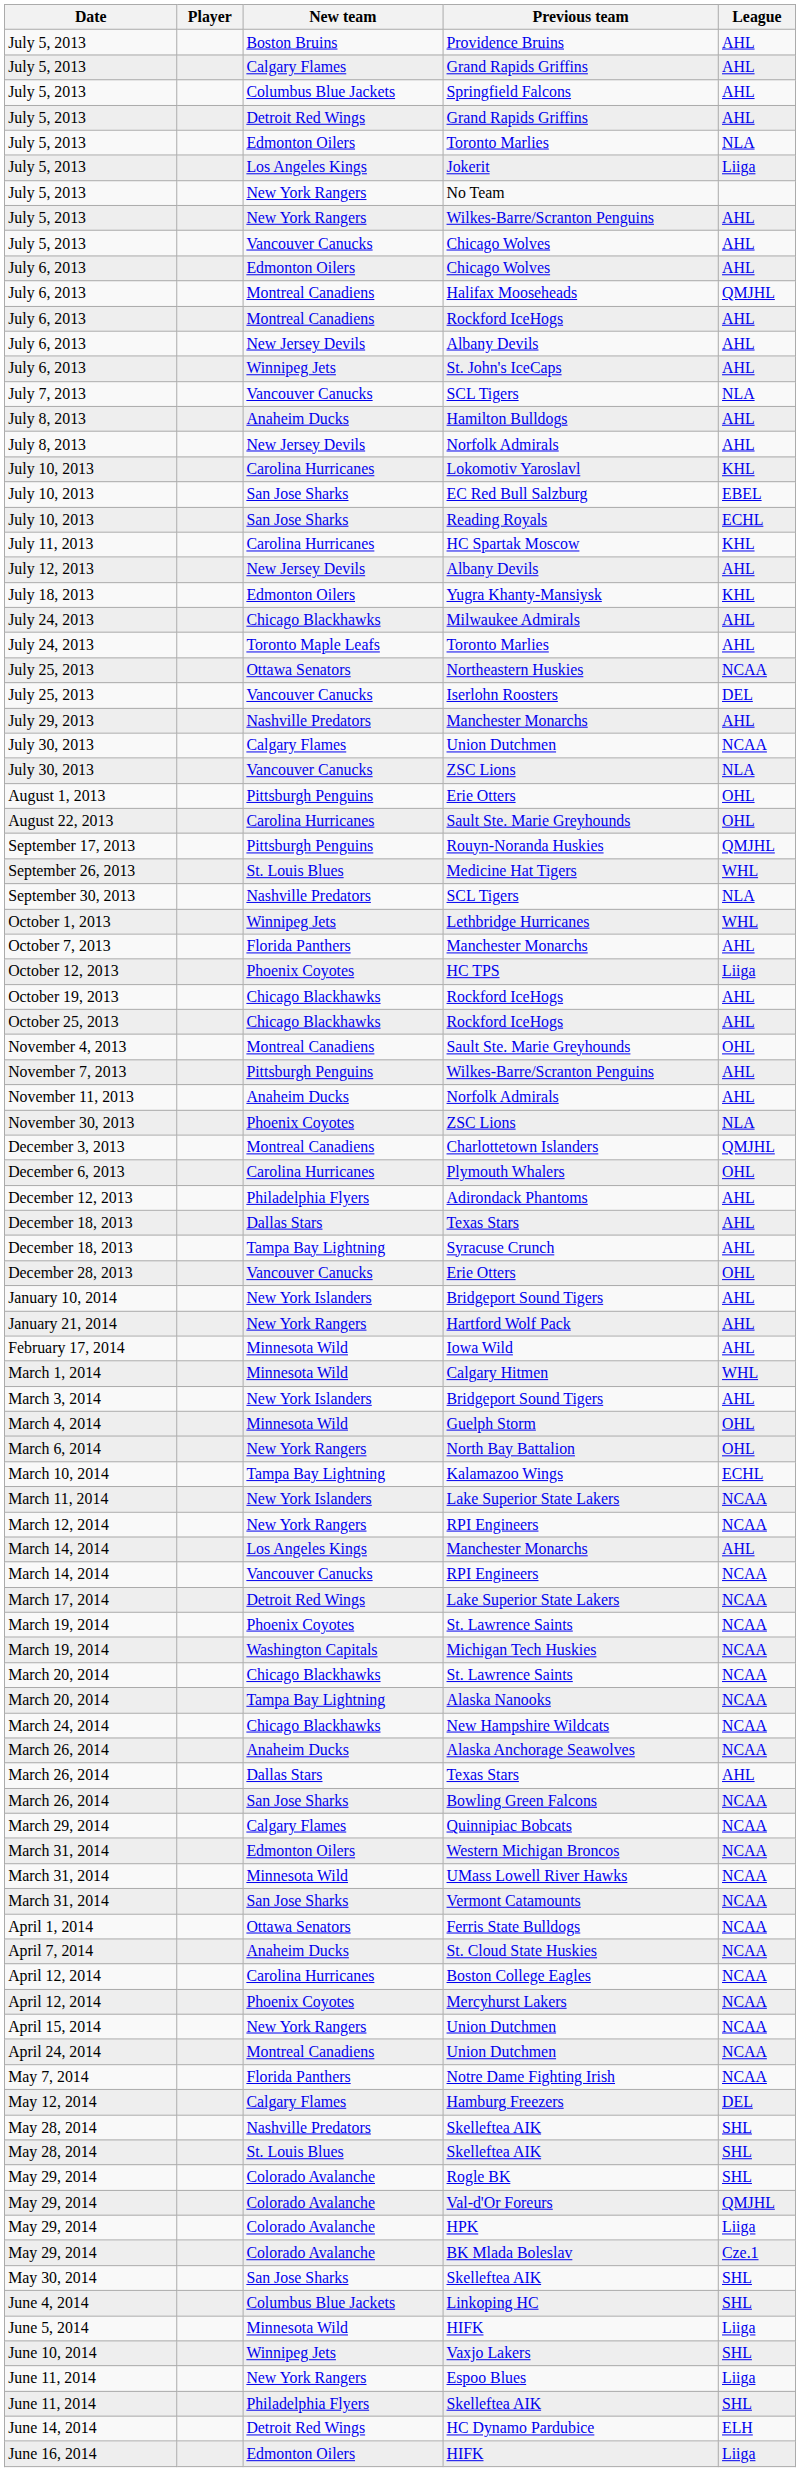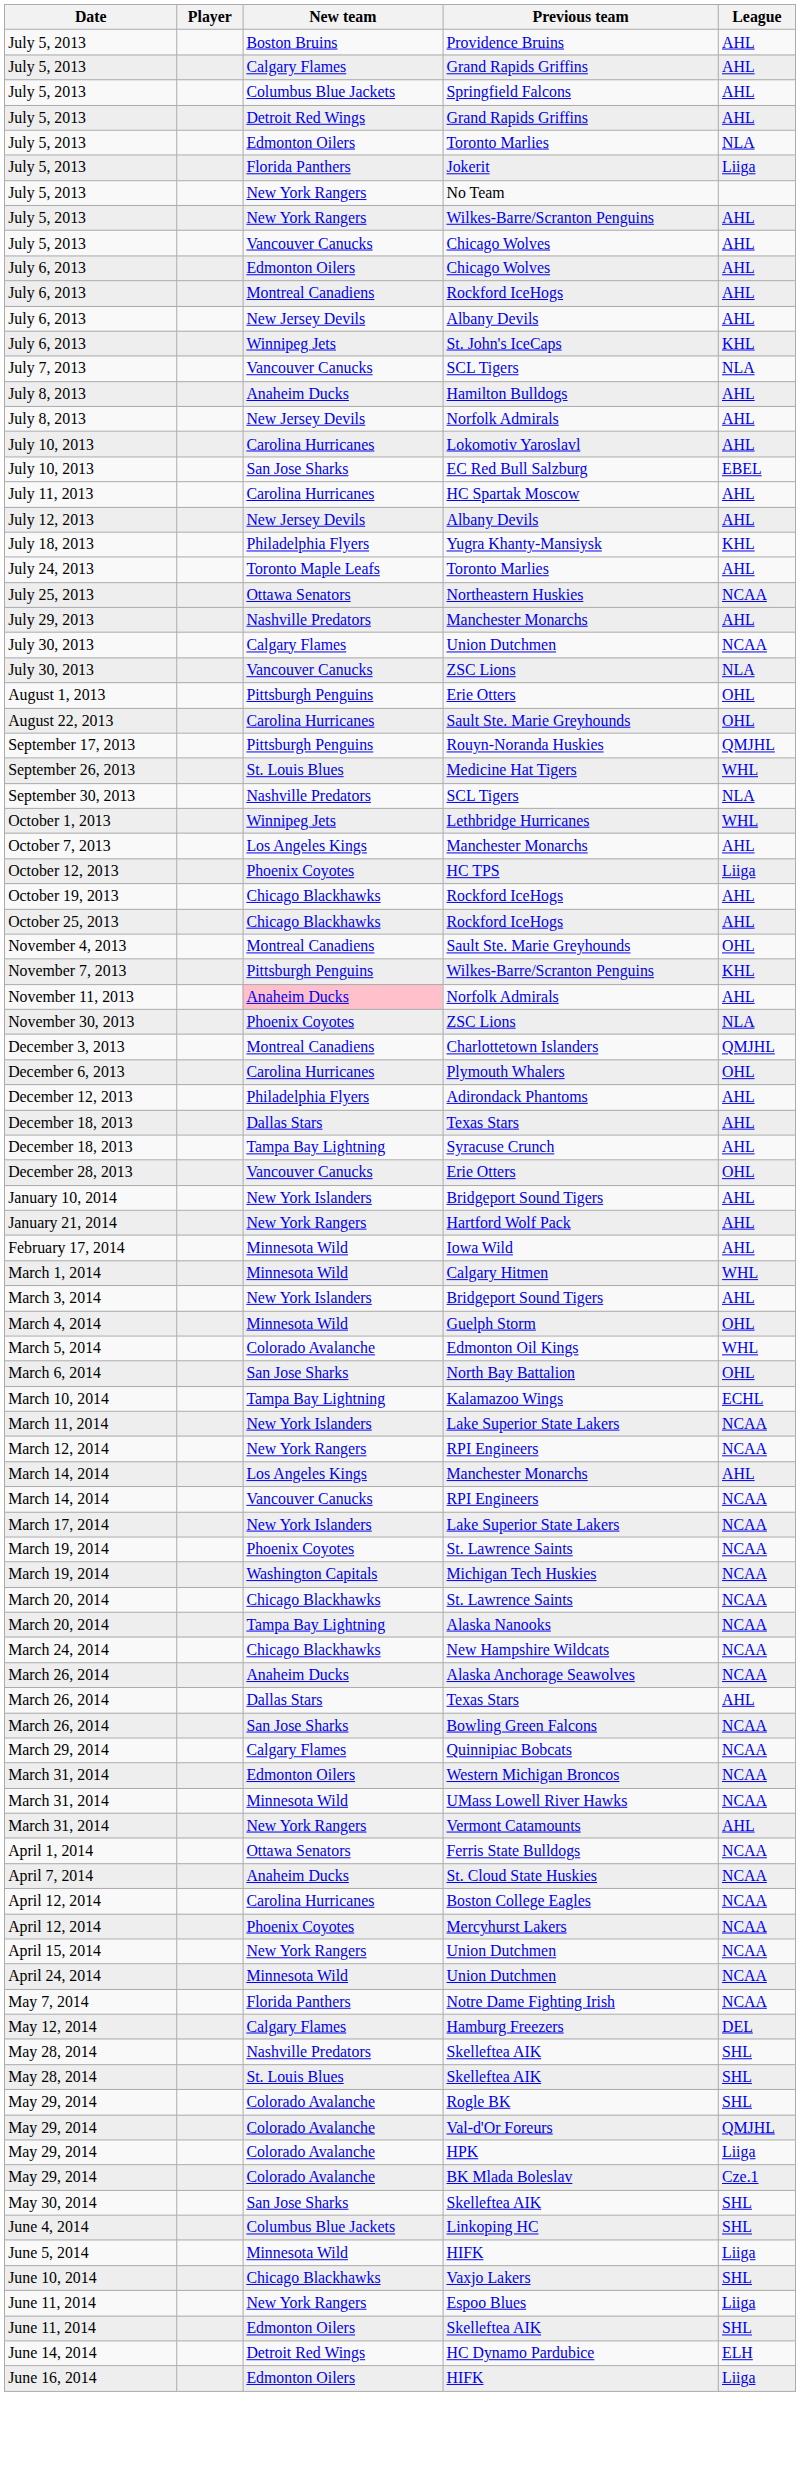(307, 167) Los Angeles Kings -> (299, 167) Florida Panthers
- row: (47, 293)
(738, 368) AHL -> (738, 343) KHL
(738, 469) KHL -> (738, 444) AHL
- row: (51, 519)
(738, 544) KHL -> (738, 494) AHL
(301, 594) Edmonton Oilers -> (308, 544) Philadelphia Flyers
- row: (51, 619)
- row: (51, 695)
(299, 946) Florida Panthers -> (307, 846) Los Angeles Kings
(738, 1072) AHL -> (738, 971) KHL
(298, 1097) no background -> (298, 996) pink background
+ row: (55, 1348)
(306, 1448) New York Rangers -> (297, 1373) San Jose Sharks
(306, 1599) Detroit Red Wings -> (309, 1524) New York Islanders
(297, 1901) San Jose Sharks -> (306, 1825) New York Rangers
(744, 1901) NCAA -> (738, 1825) AHL
(310, 2051) Montreal Canadiens -> (297, 1976) Minnesota Wild
(291, 2353) Winnipeg Jets -> (313, 2277) Chicago Blackhawks
(308, 2403) Philadelphia Flyers -> (301, 2328) Edmonton Oilers
